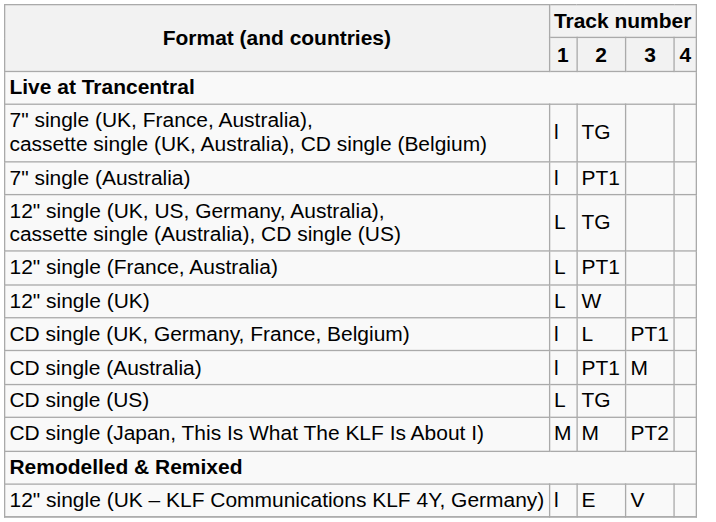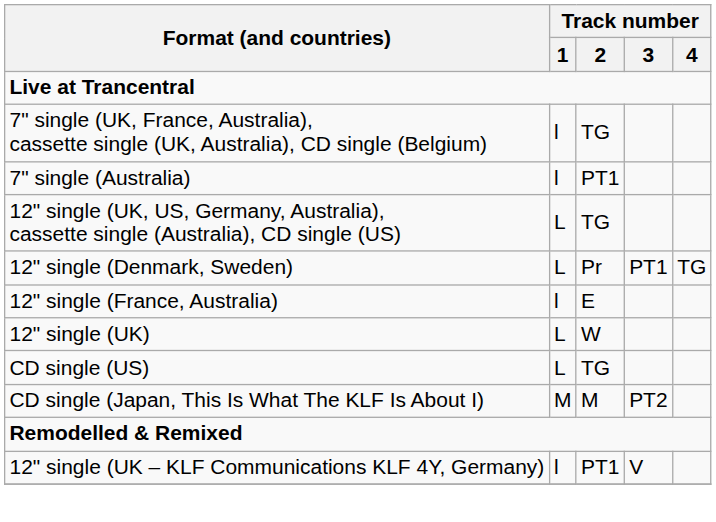+ row: (151, 267)
(560, 267) L -> (556, 300) l
(601, 267) PT1 -> (588, 300) E
- row: (210, 334)
- row: (106, 367)
(588, 500) E -> (600, 467) PT1
